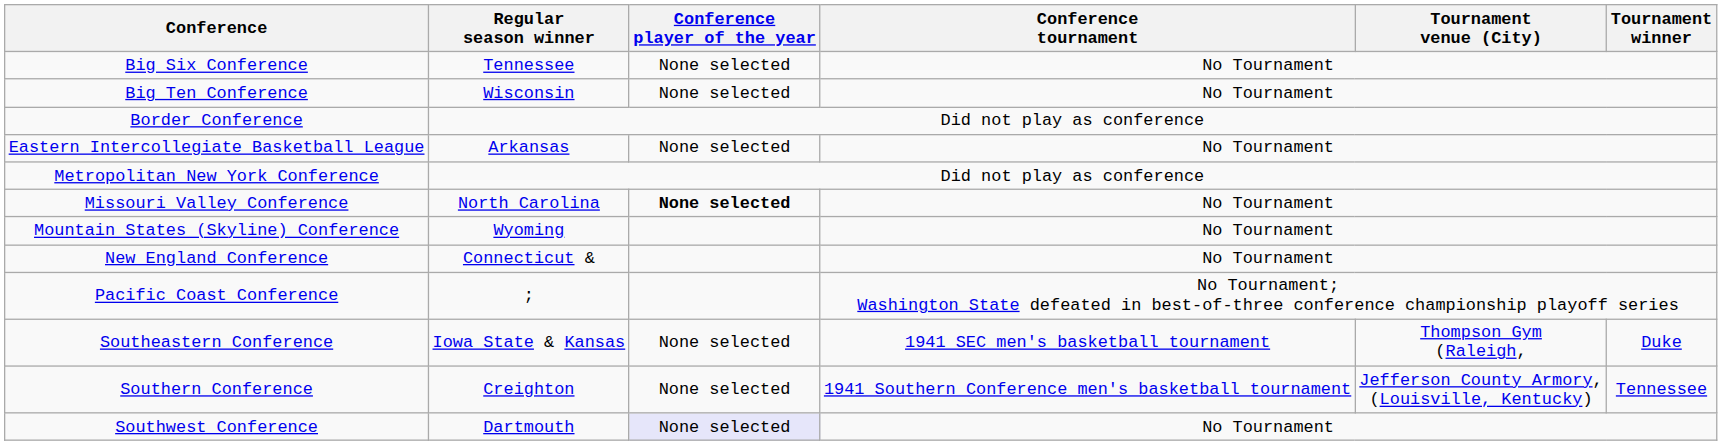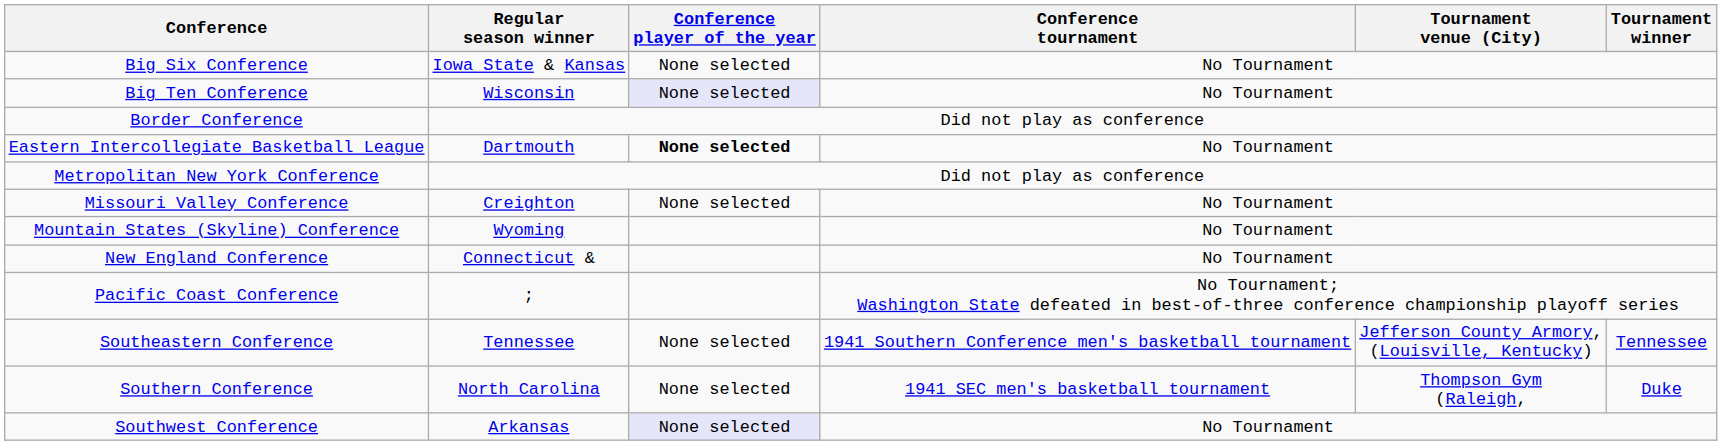(529, 65) Tennessee -> (529, 65) Iowa State & Kansas
(725, 93) no background -> (725, 93) lavender background
(529, 148) Arkansas -> (529, 148) Dartmouth
(725, 148) normal -> (725, 148) bold
(529, 203) North Carolina -> (529, 203) Creighton
(725, 203) bold -> (725, 203) normal
(529, 343) Iowa State & Kansas -> (529, 343) Tennessee
(1088, 343) 1941 SEC men's basketball tournament -> (1088, 343) 1941 Southern Conference men's basketball tournament
(1481, 343) Thompson Gym (Raleigh, -> (1481, 343) Jefferson County Armory, (Louisville, Kentucky)
(1662, 343) Duke -> (1662, 343) Tennessee
(529, 390) Creighton -> (529, 390) North Carolina
(1088, 390) 1941 Southern Conference men's basketball tournament -> (1088, 390) 1941 SEC men's basketball tournament
(1481, 390) Jefferson County Armory, (Louisville, Kentucky) -> (1481, 390) Thompson Gym (Raleigh,
(1662, 390) Tennessee -> (1662, 390) Duke
(529, 427) Dartmouth -> (529, 427) Arkansas
